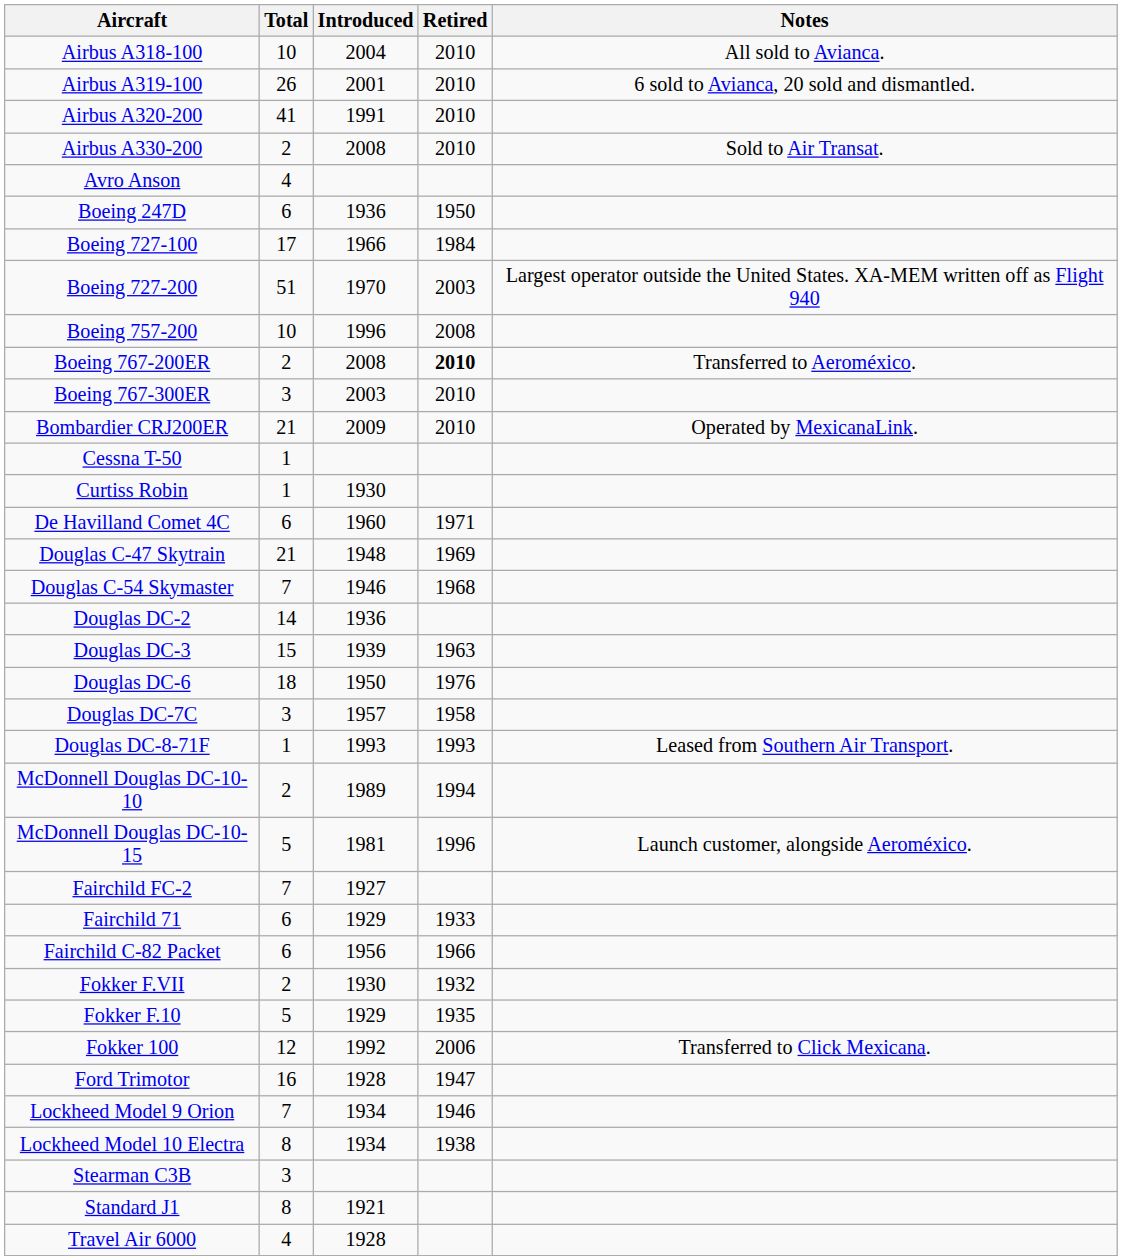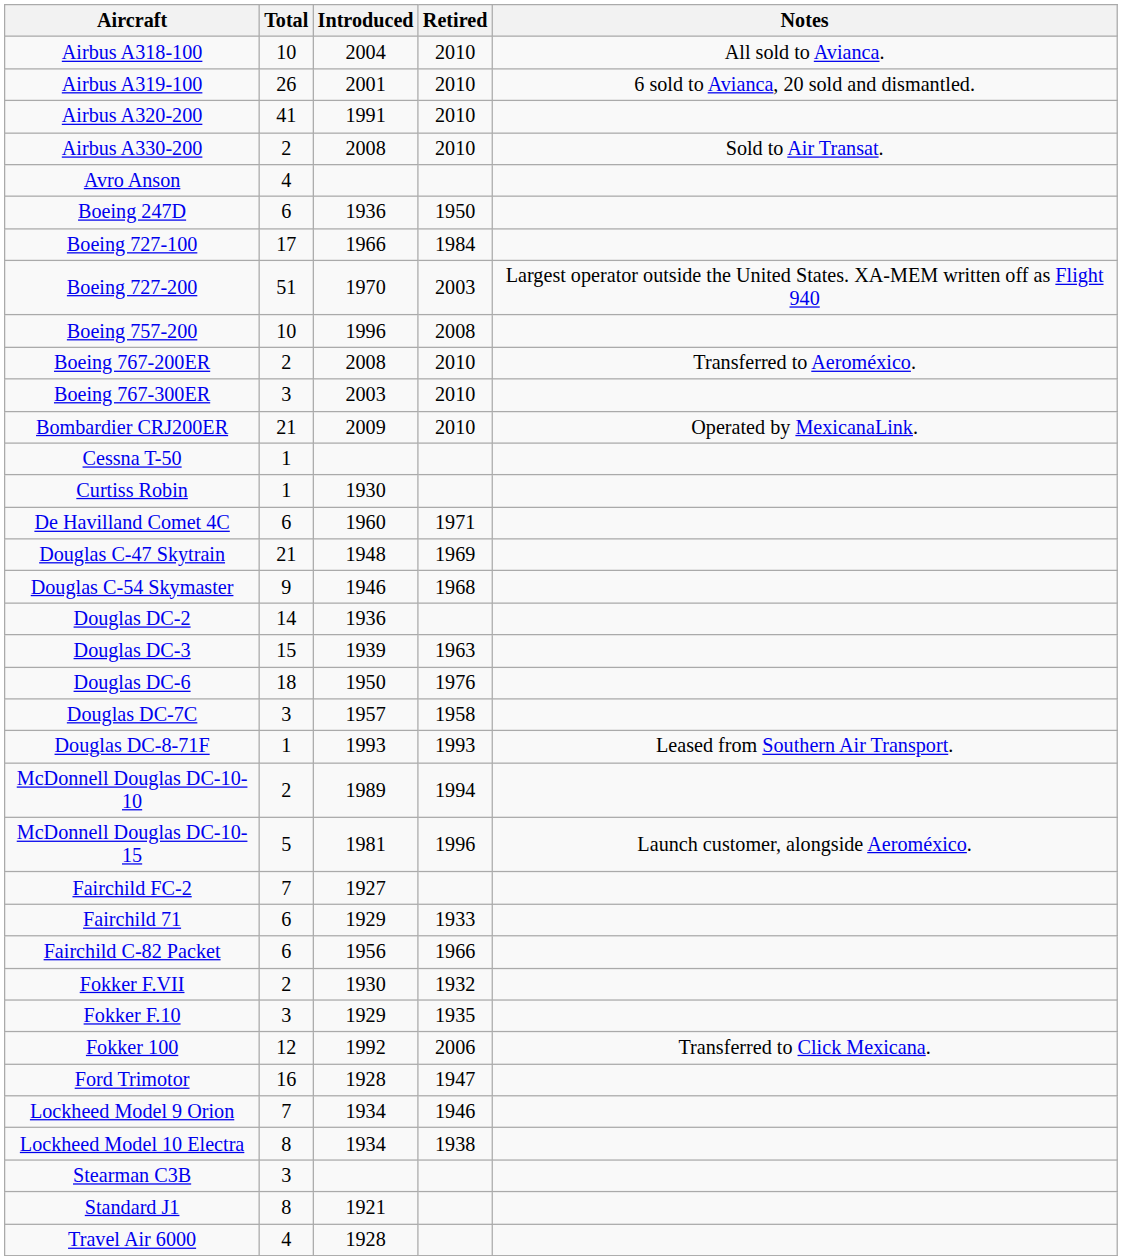(455, 362) bold -> (455, 362) normal
(286, 586) 7 -> (286, 586) 9
(286, 1015) 5 -> (286, 1015) 3
